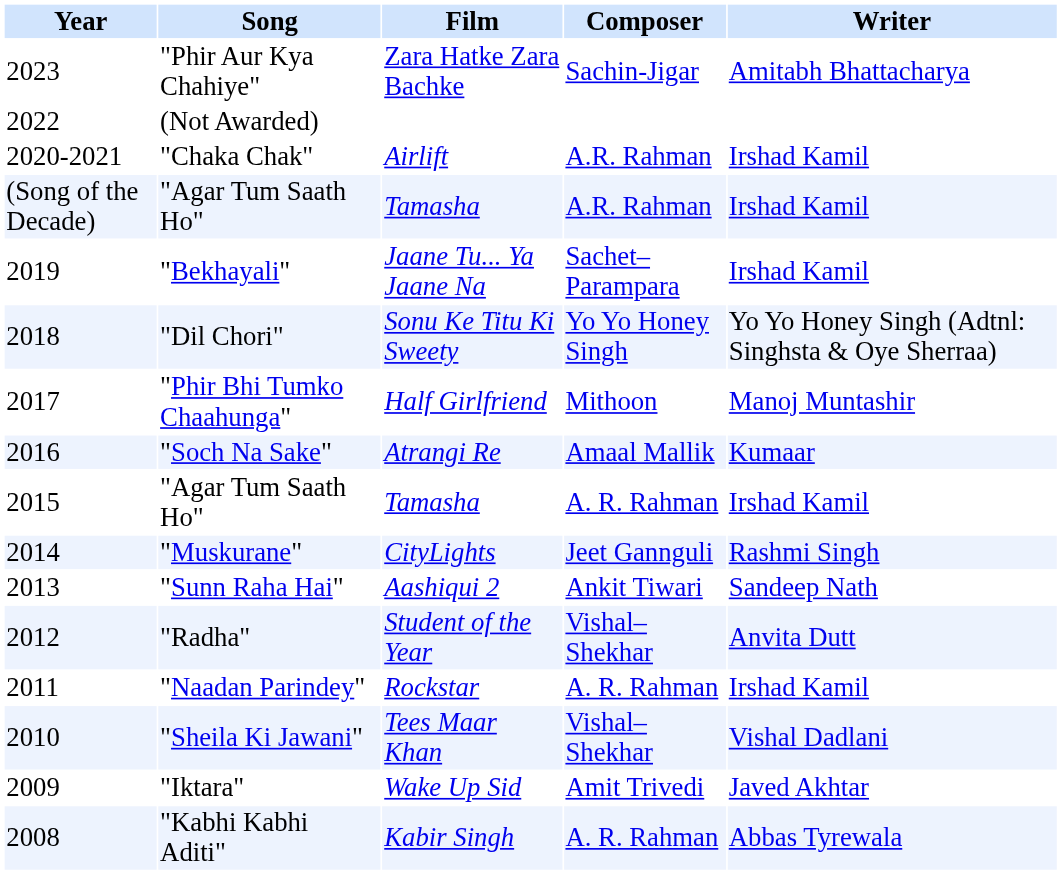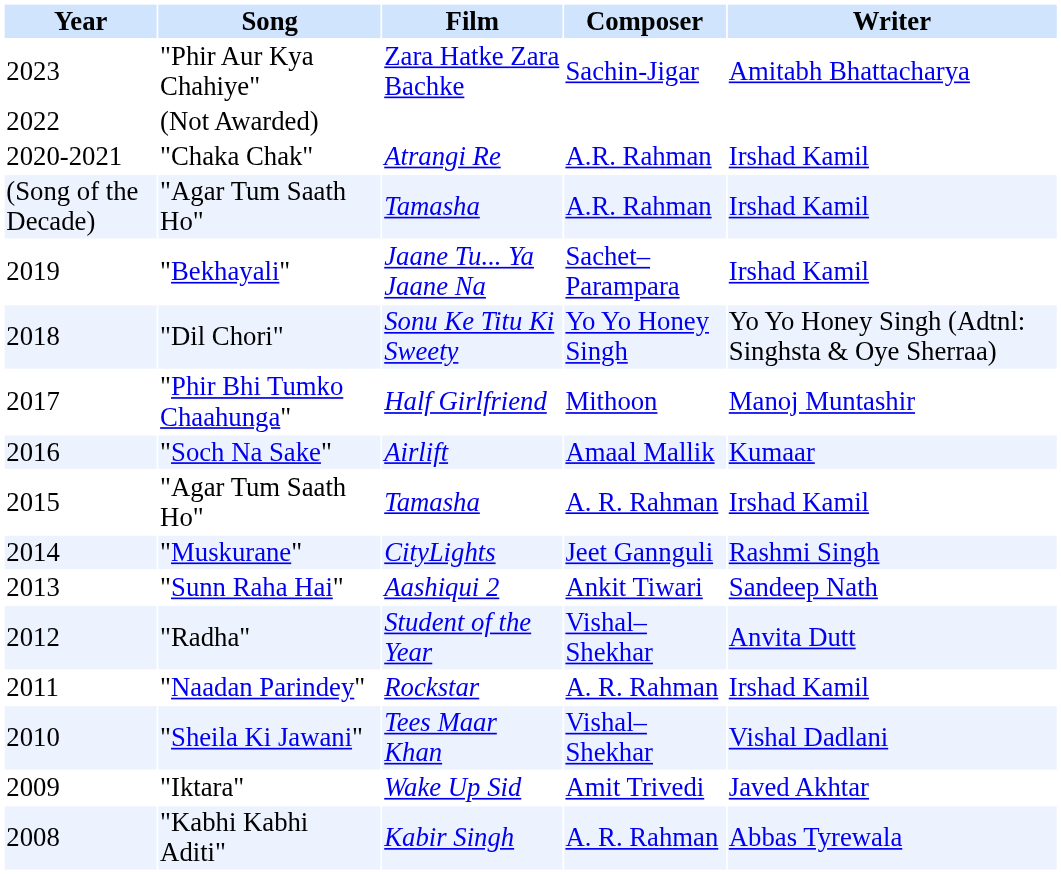(416, 156) Airlift -> (442, 156) Atrangi Re
(442, 451) Atrangi Re -> (416, 451) Airlift
